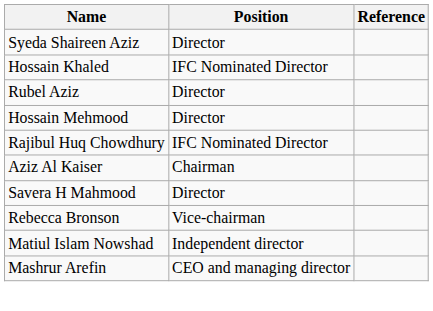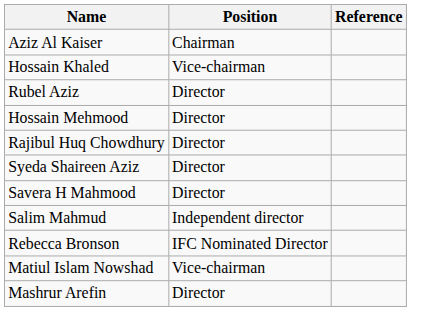rows swapped: (55, 167) <-> (74, 42)
(250, 67) IFC Nominated Director -> (219, 67) Vice-chairman
(250, 142) IFC Nominated Director -> (198, 142) Director
+ row: (57, 218)
(219, 218) Vice-chairman -> (250, 243) IFC Nominated Director
(238, 243) Independent director -> (219, 268) Vice-chairman
(261, 268) CEO and managing director -> (198, 293) Director
